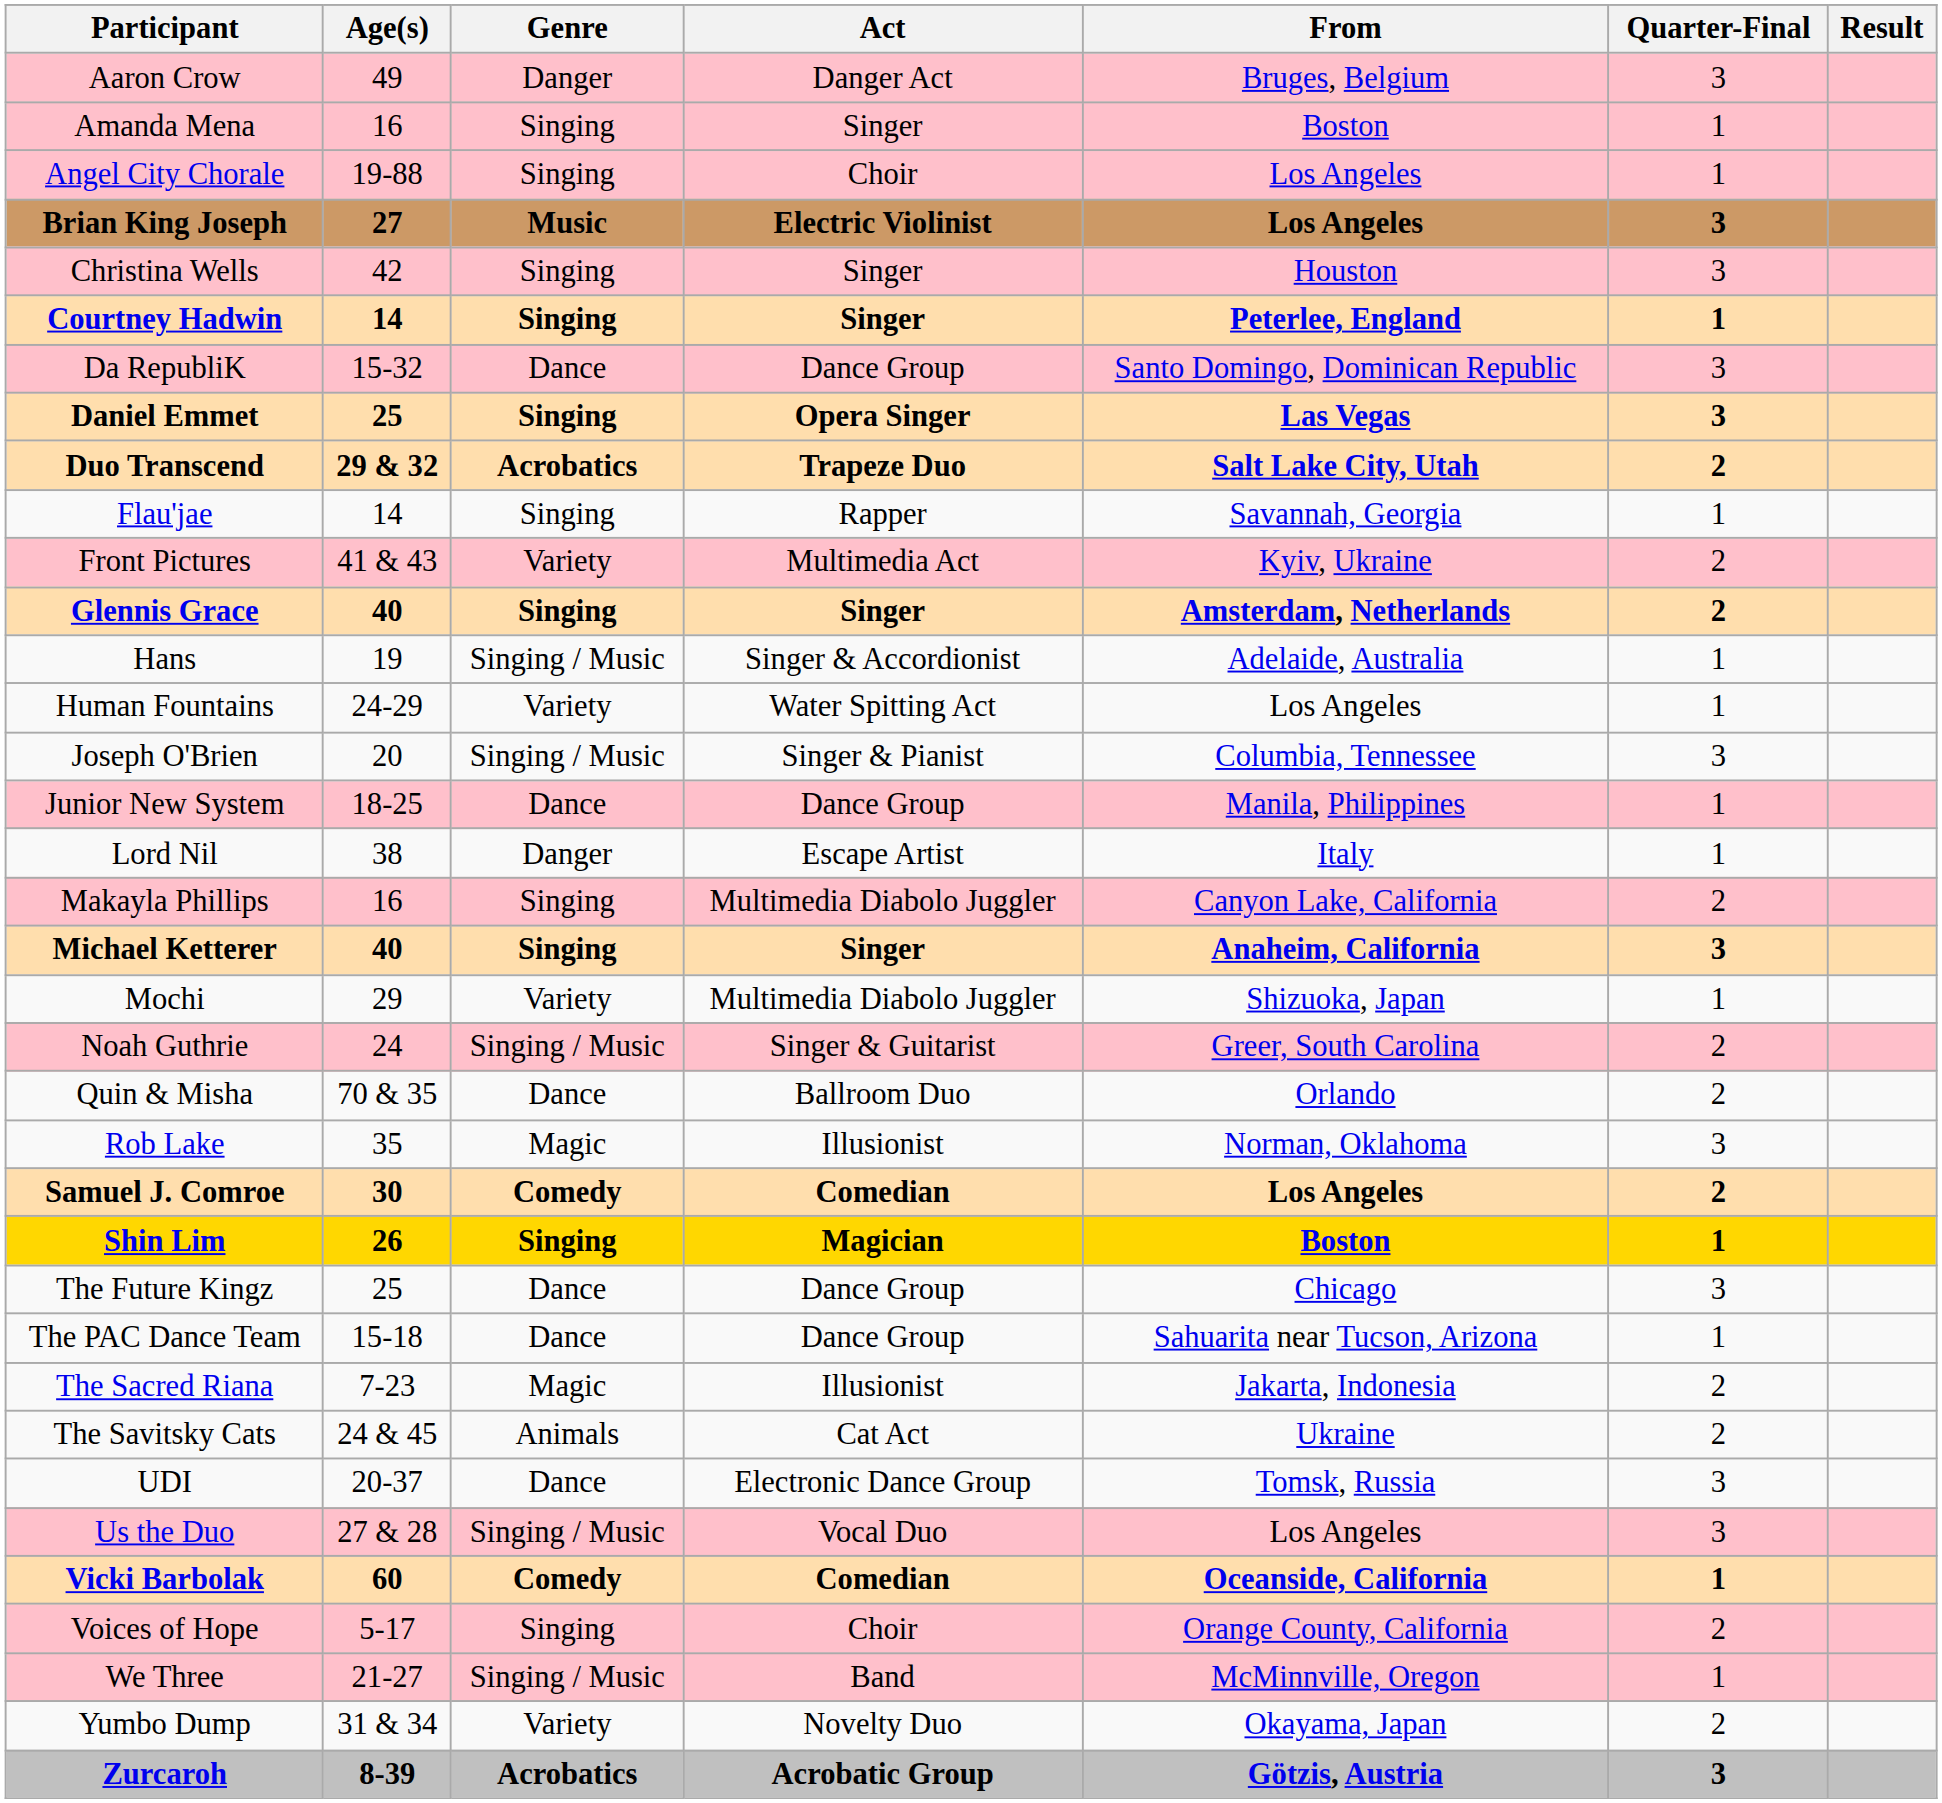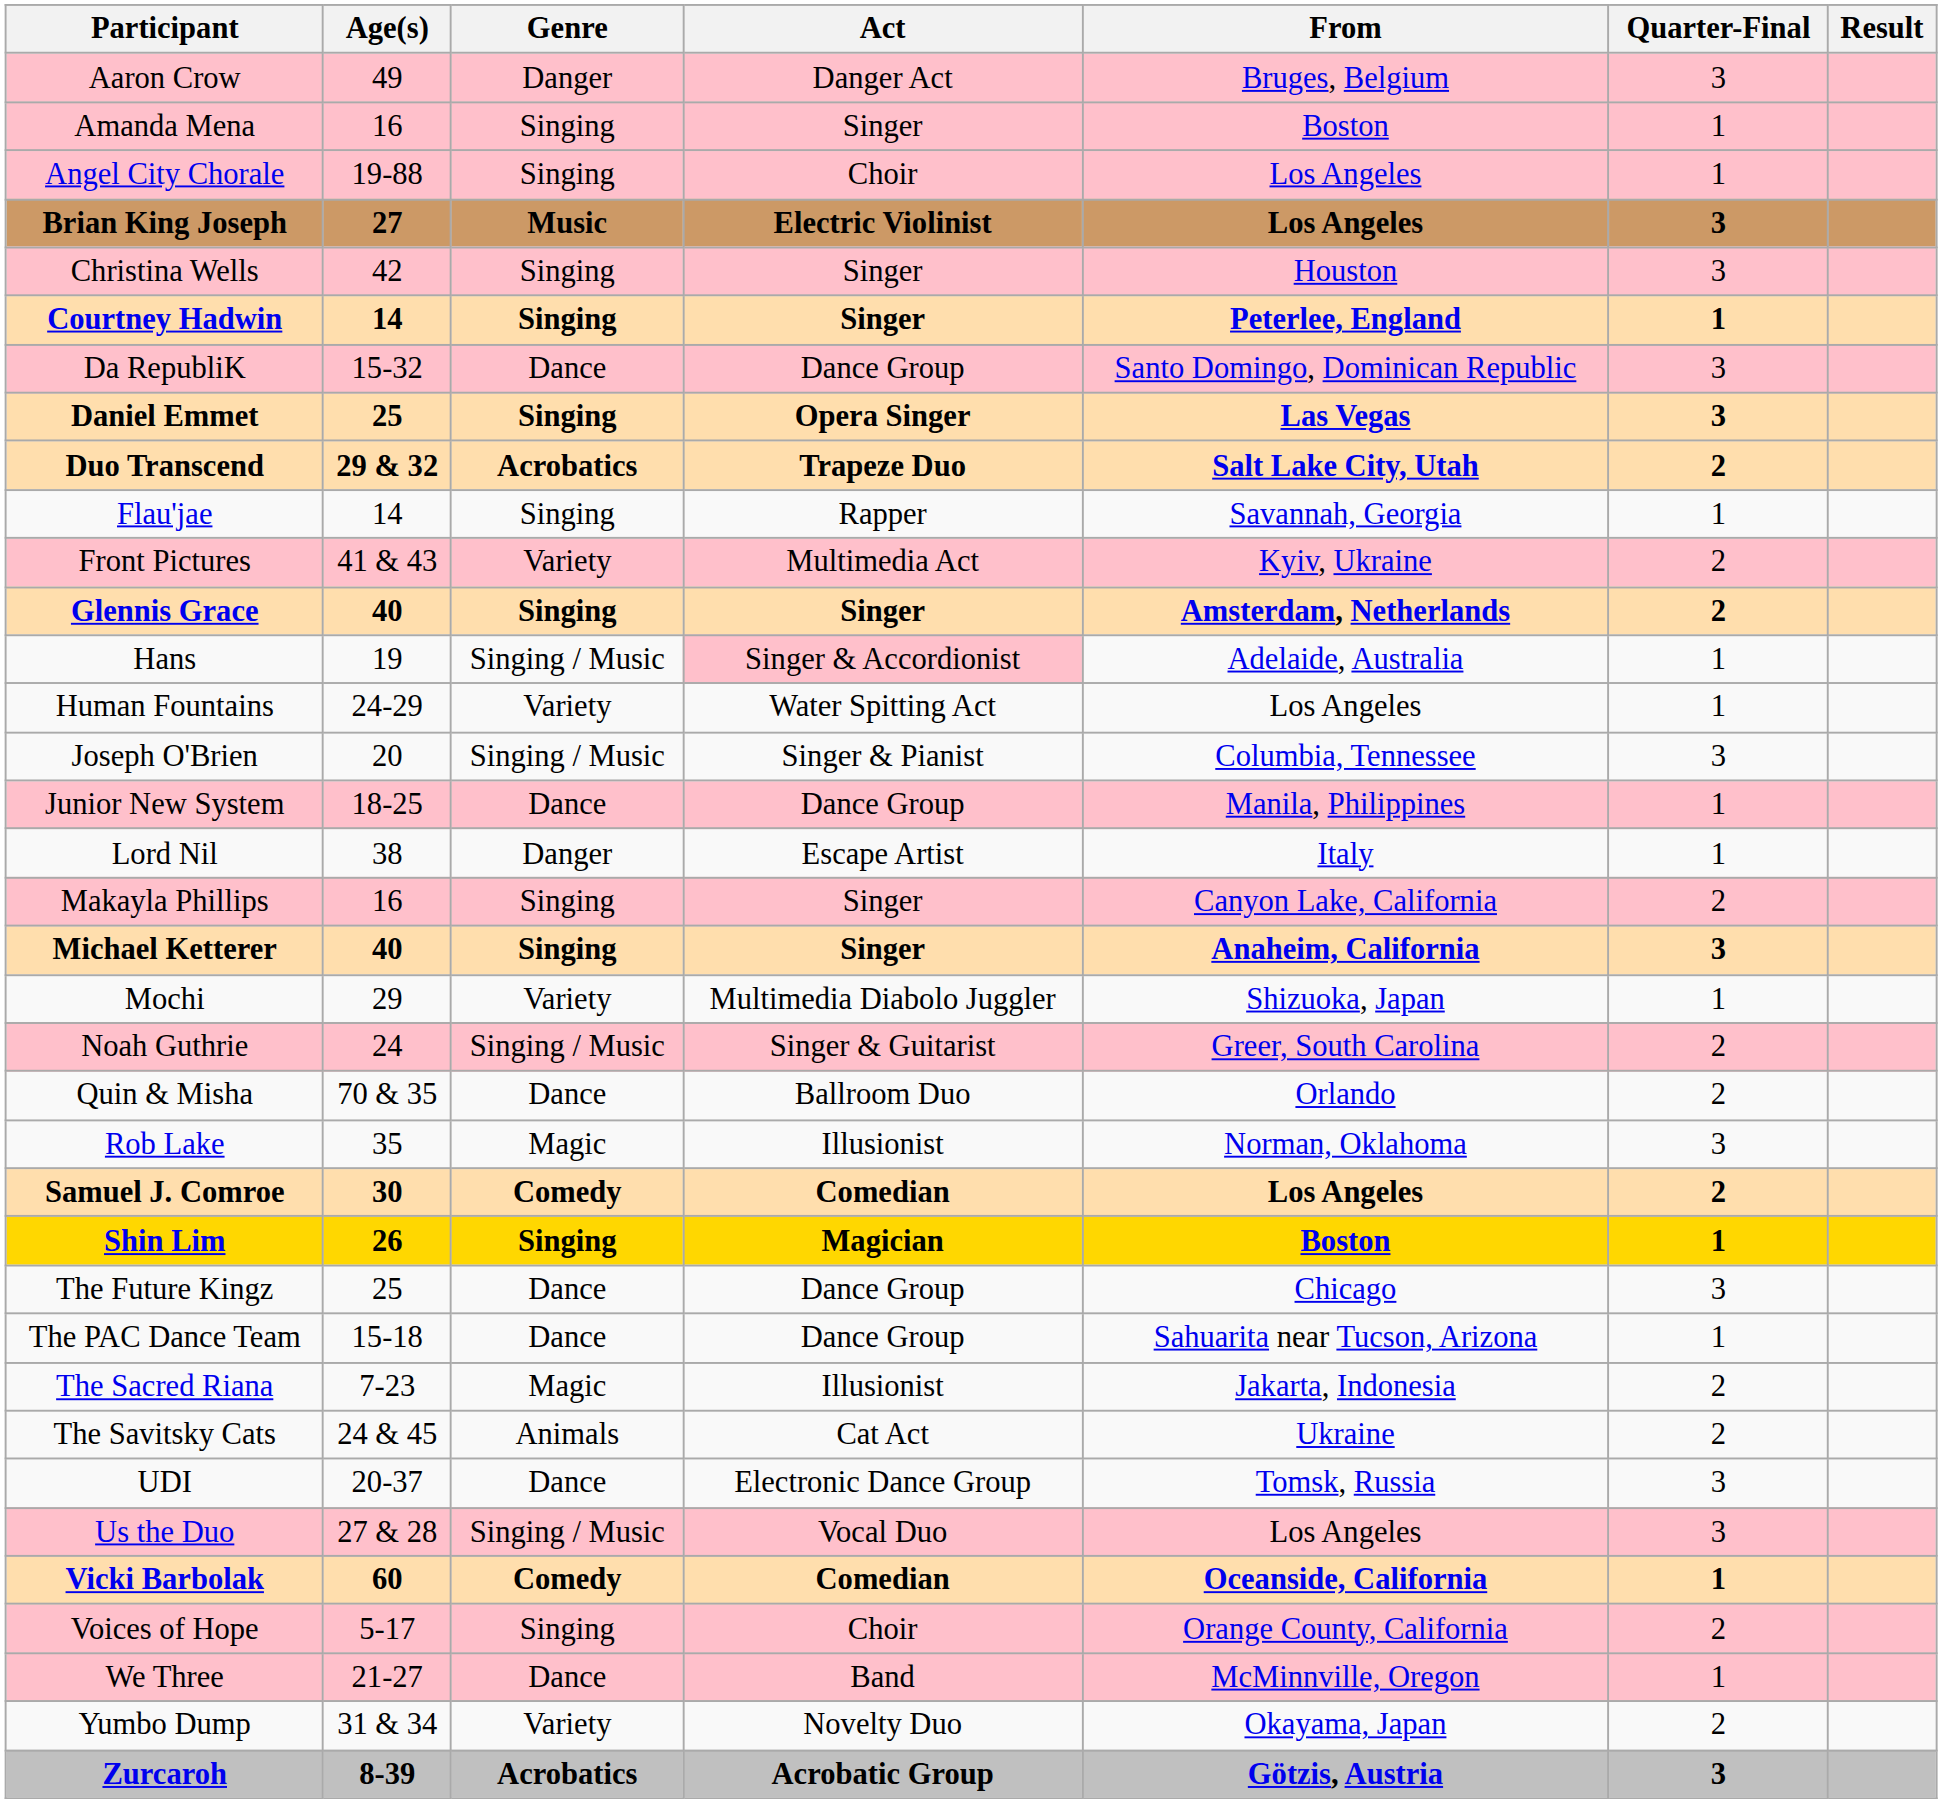(883, 658) no background -> (883, 658) pink background
(883, 901) Multimedia Diabolo Juggler -> (883, 901) Singer
(567, 1676) Singing / Music -> (567, 1676) Dance
